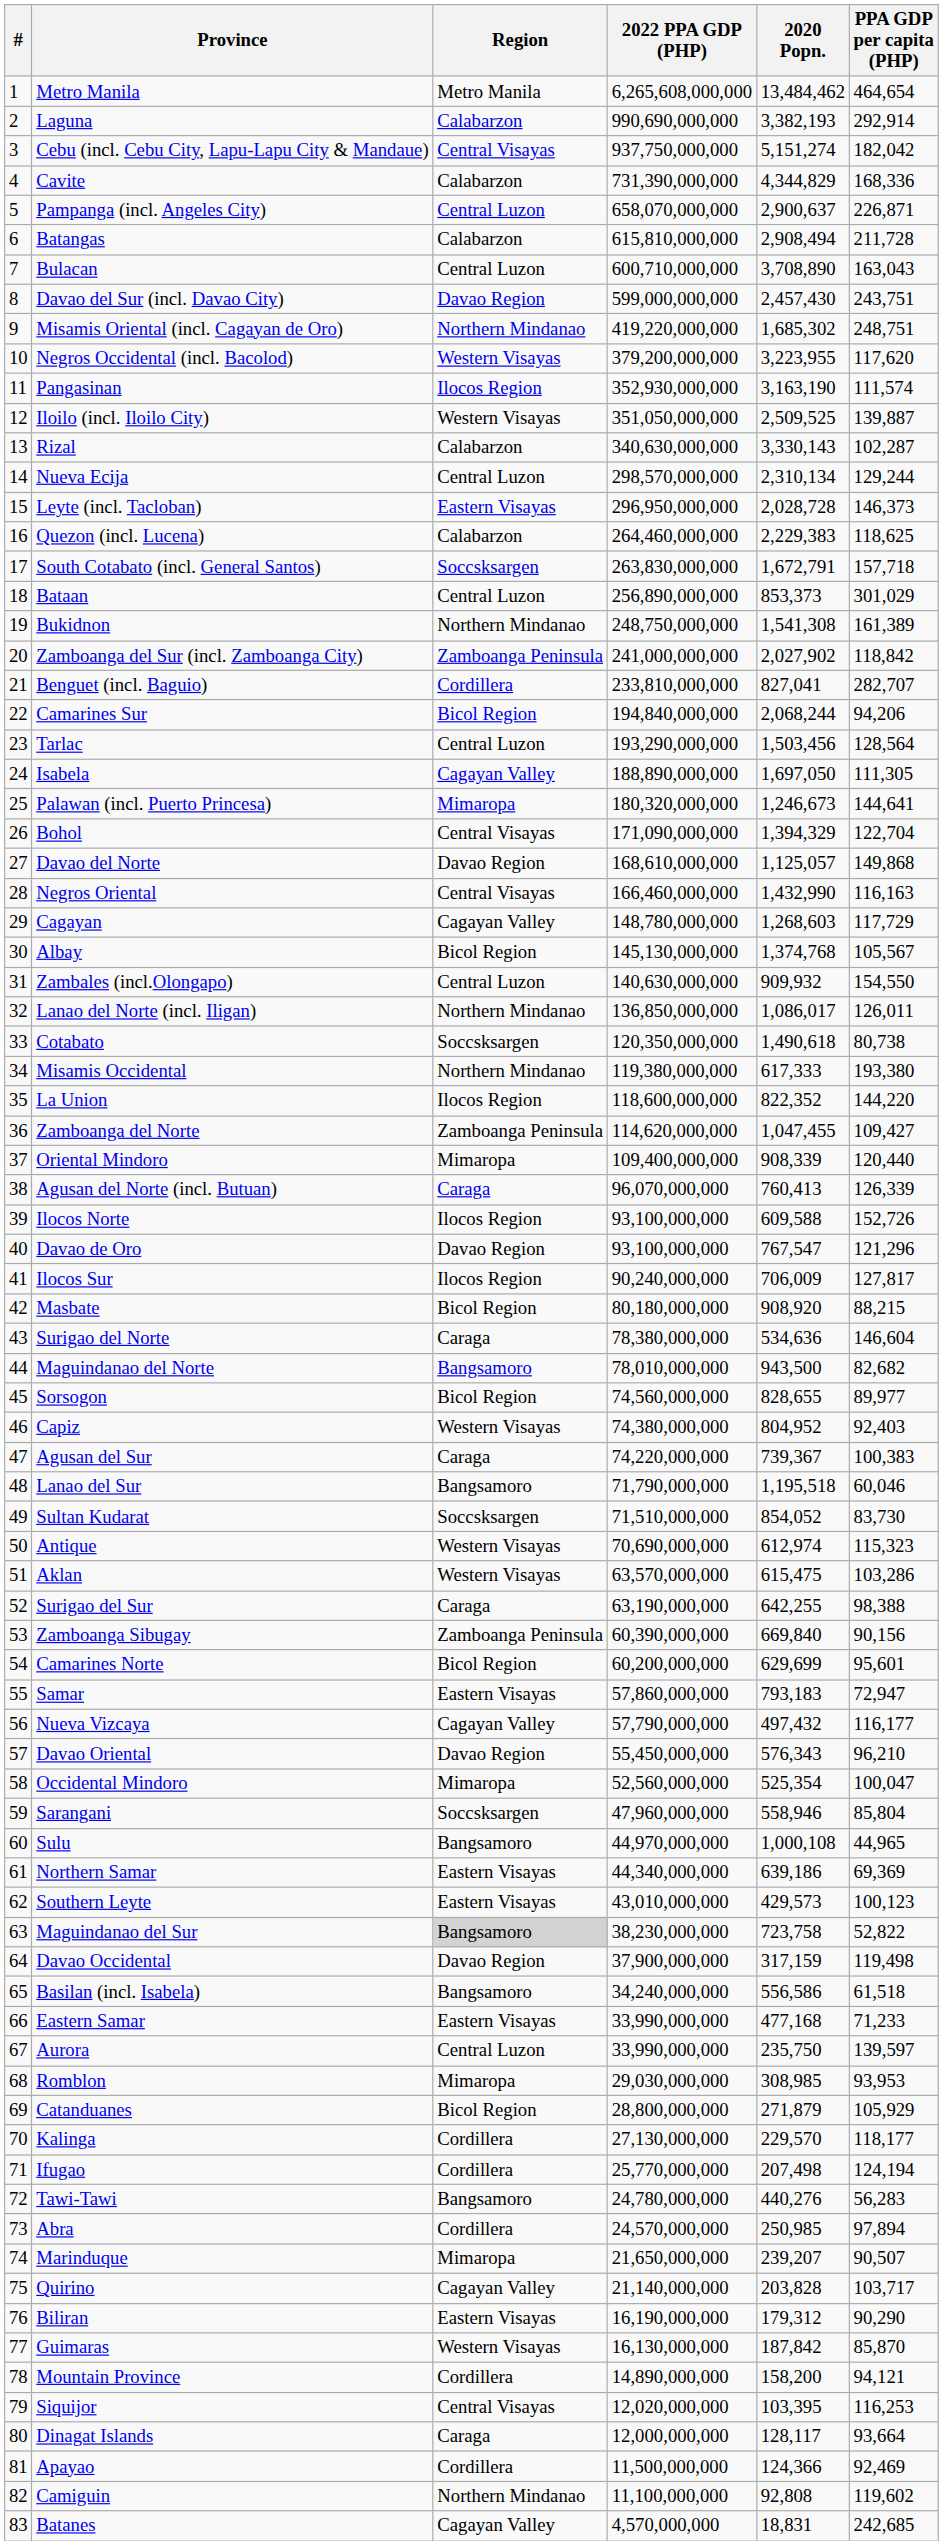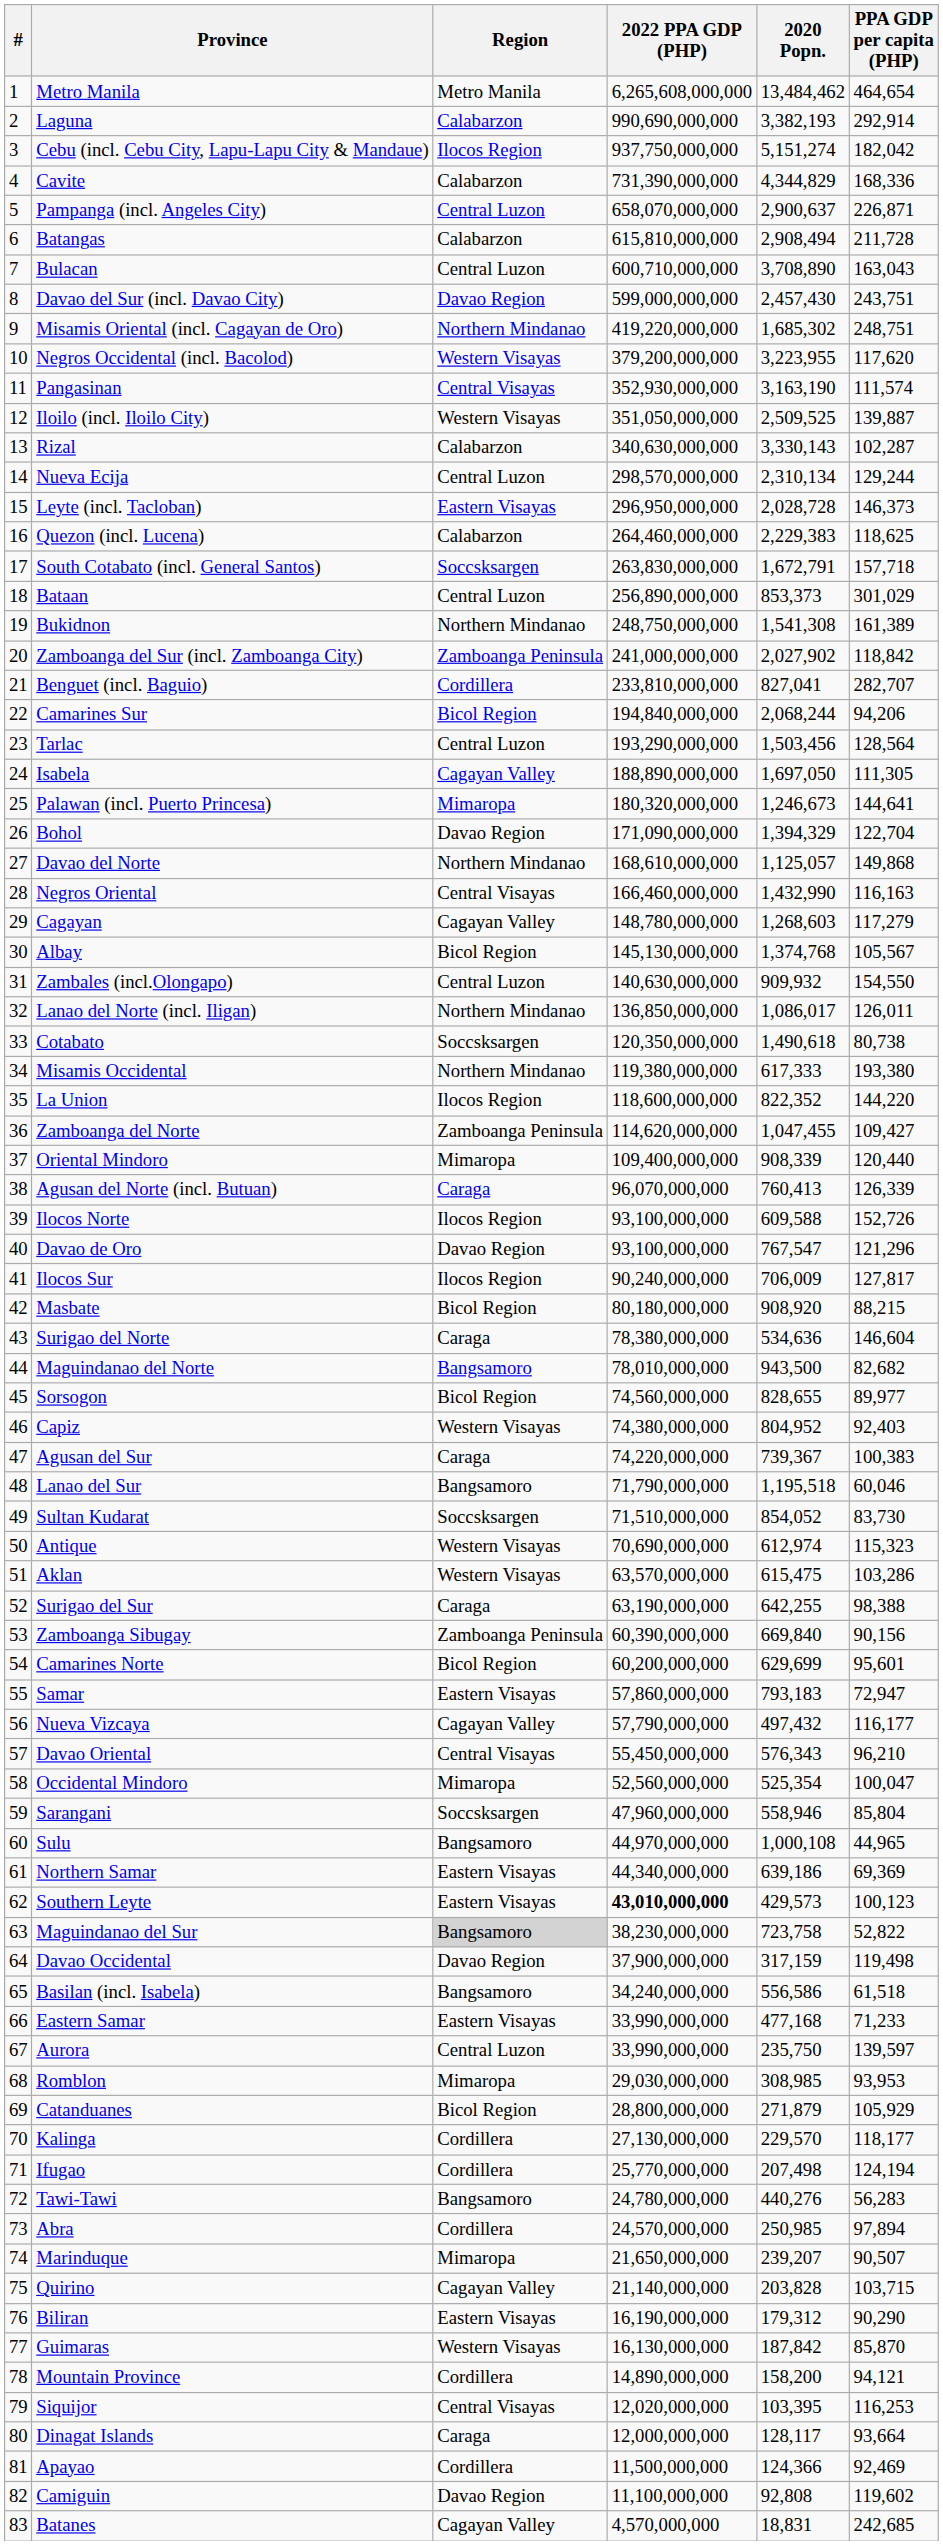(496, 150) Central Visayas -> (490, 150) Ilocos Region
(490, 388) Ilocos Region -> (496, 388) Central Visayas
(496, 833) Central Visayas -> (491, 833) Davao Region
(491, 863) Davao Region -> (511, 863) Northern Mindanao
(884, 922) 117,729 -> (884, 922) 117,279
(491, 1753) Davao Region -> (496, 1753) Central Visayas
(670, 1902) normal -> (670, 1902) bold
(884, 2288) 103,717 -> (884, 2288) 103,715
(511, 2495) Northern Mindanao -> (491, 2495) Davao Region
